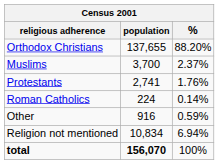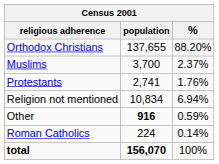rows swapped: (48, 99) <-> (62, 133)
(146, 116) normal -> (146, 116) bold
